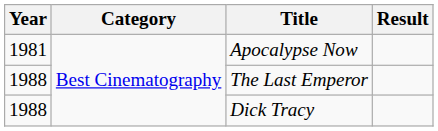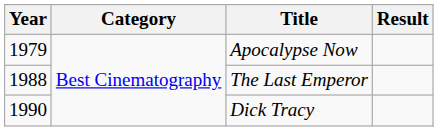(28, 49) 1981 -> (28, 49) 1979
(28, 110) 1988 -> (28, 110) 1990
